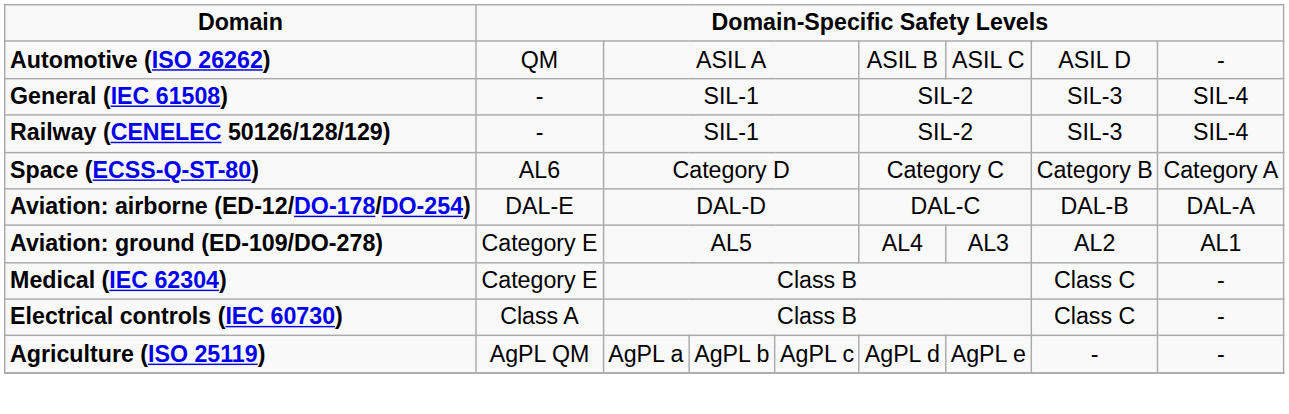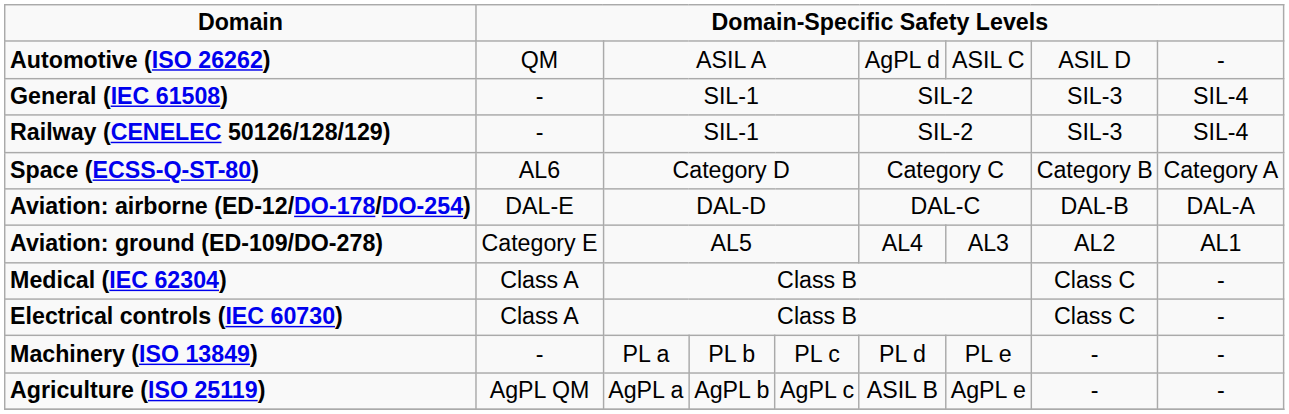(902, 59) ASIL B -> (902, 59) AgPL d
(540, 280) Category E -> (540, 280) Class A
+ row: (134, 354)
(902, 354) AgPL d -> (902, 390) ASIL B
